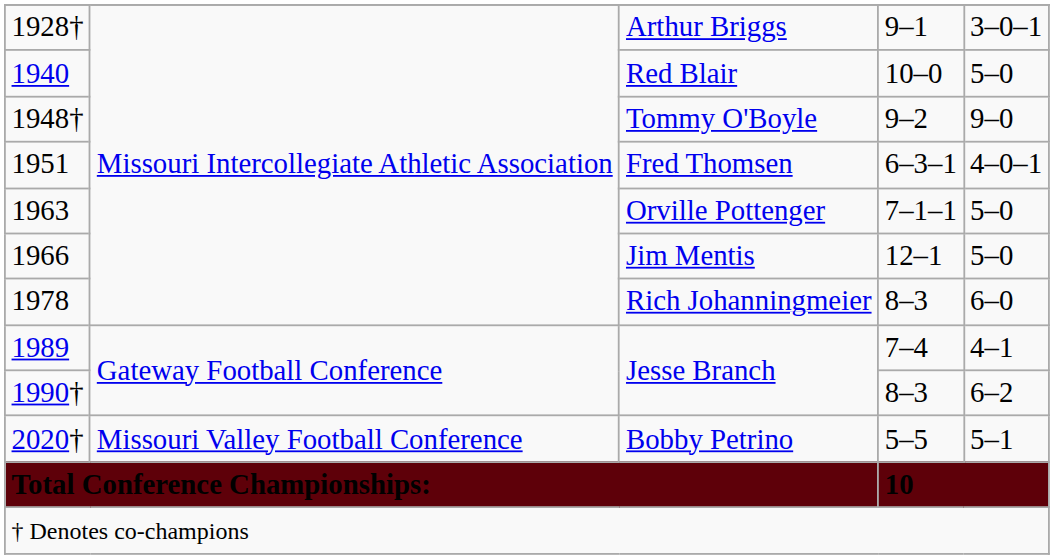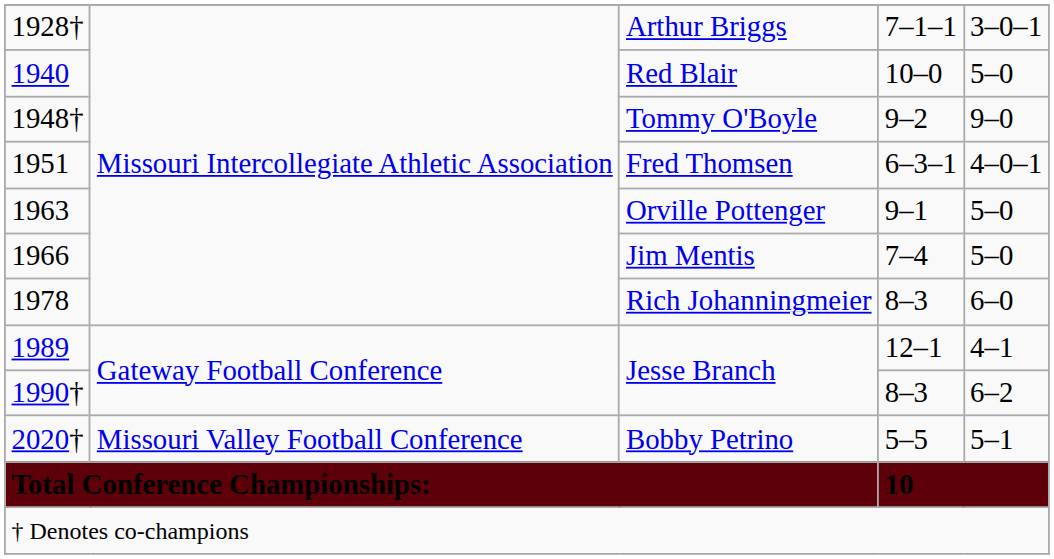(906, 27) 9–1 -> (921, 27) 7–1–1
(921, 210) 7–1–1 -> (906, 210) 9–1
(914, 255) 12–1 -> (906, 255) 7–4
(906, 347) 7–4 -> (914, 347) 12–1
